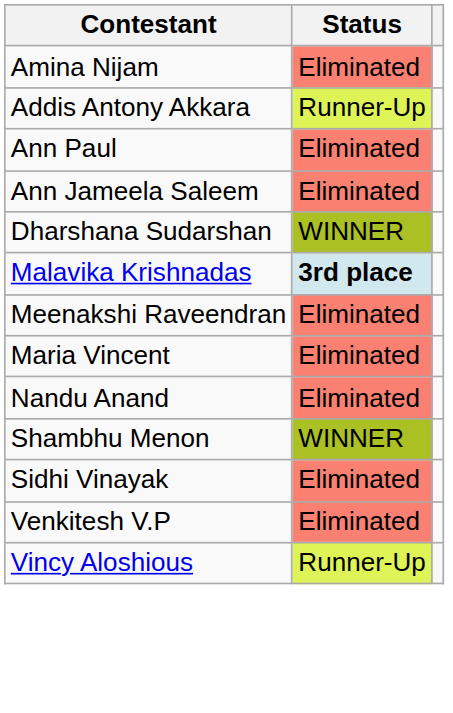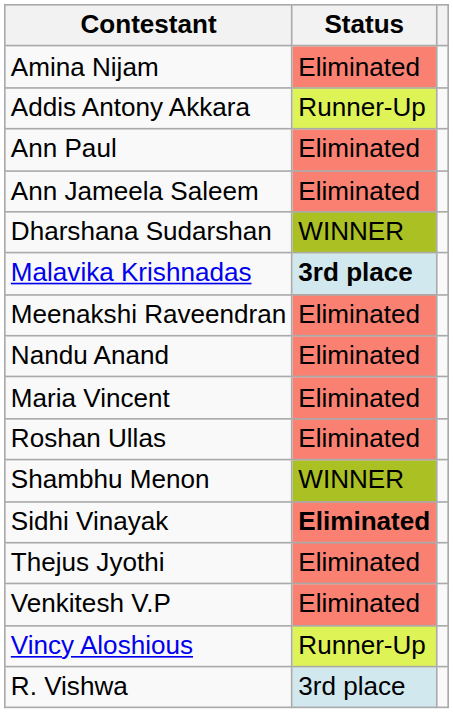rows swapped: (90, 356) <-> (90, 397)
+ row: (88, 438)
(359, 480) normal -> (364, 521) bold
+ row: (88, 562)
+ row: (69, 686)
